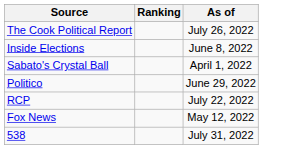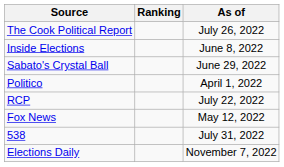(221, 65) April 1, 2022 -> (231, 65) June 29, 2022
(221, 83) June 29, 2022 -> (231, 83) April 1, 2022
+ row: (43, 153)
